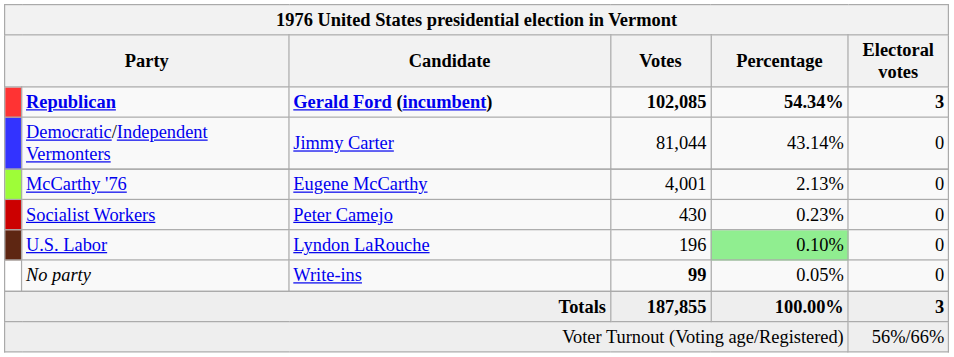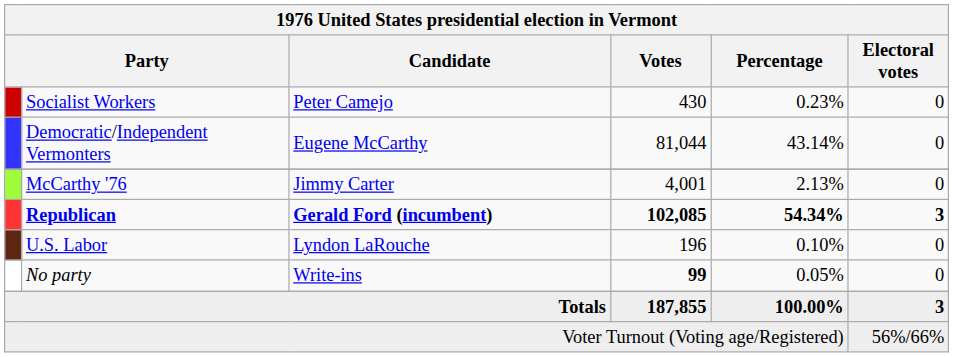rows swapped: (71, 102) <-> (91, 215)
(344, 143) Jimmy Carter -> (360, 143) Eugene McCarthy
(360, 184) Eugene McCarthy -> (344, 184) Jimmy Carter
(820, 245) lightgreen background -> (820, 245) no background
